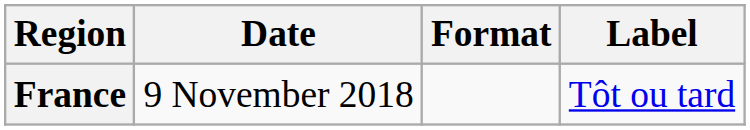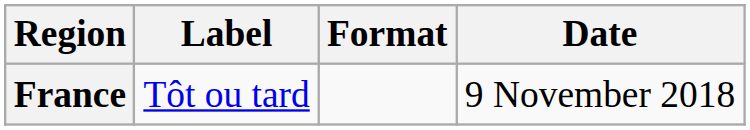columns swapped: (279, 34) <-> (652, 34)
